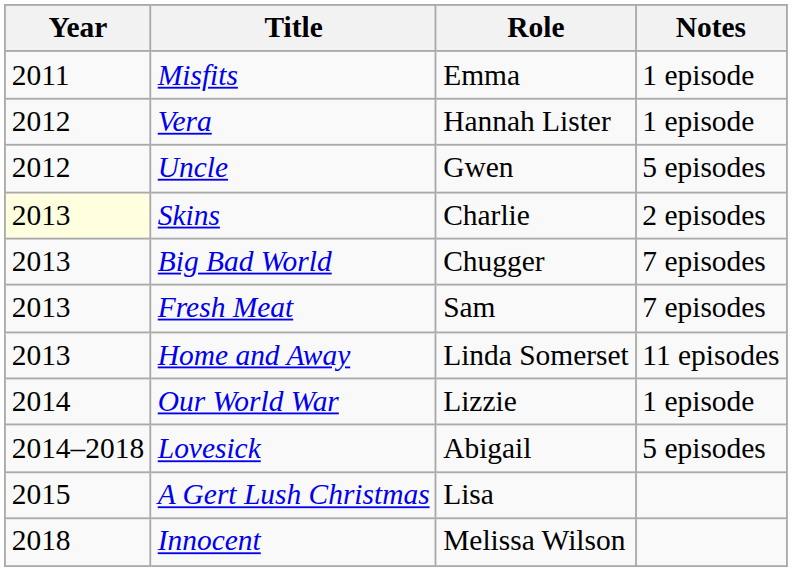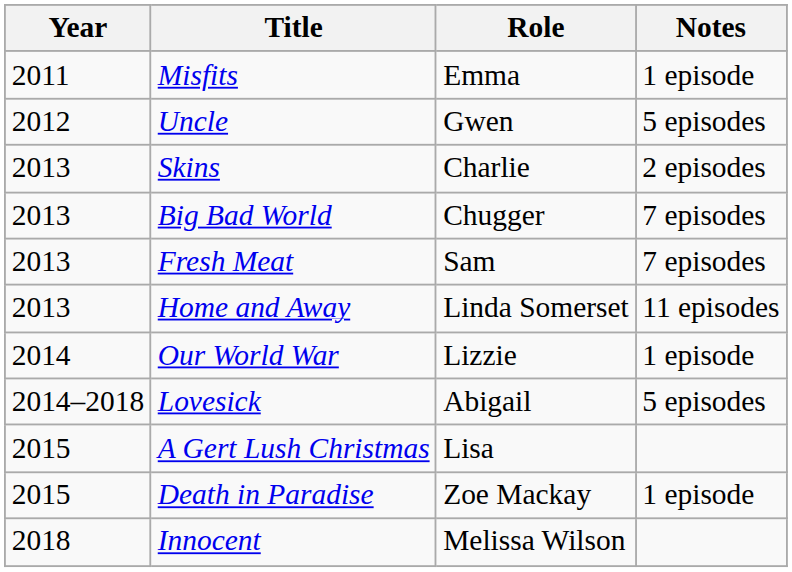- row: (185, 121)
(41, 214) lightyellow background -> (41, 167) no background
+ row: (266, 494)
